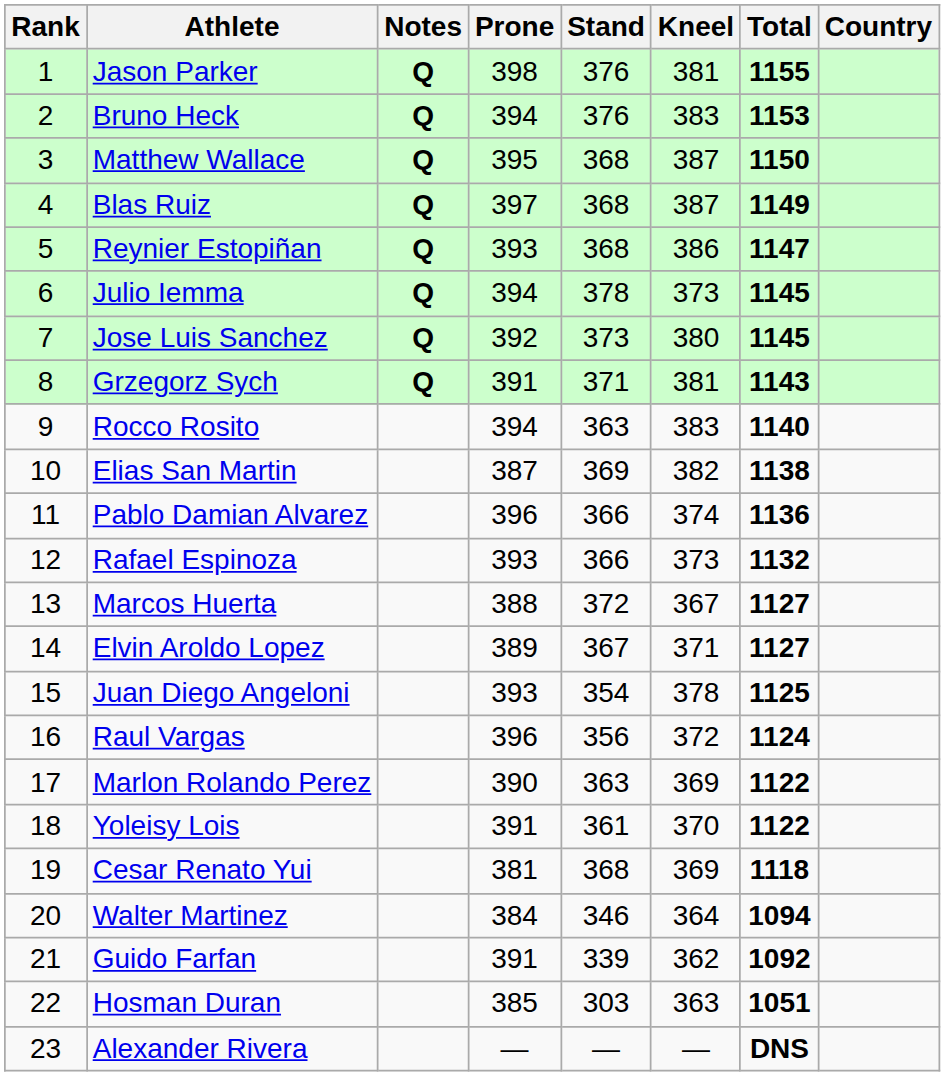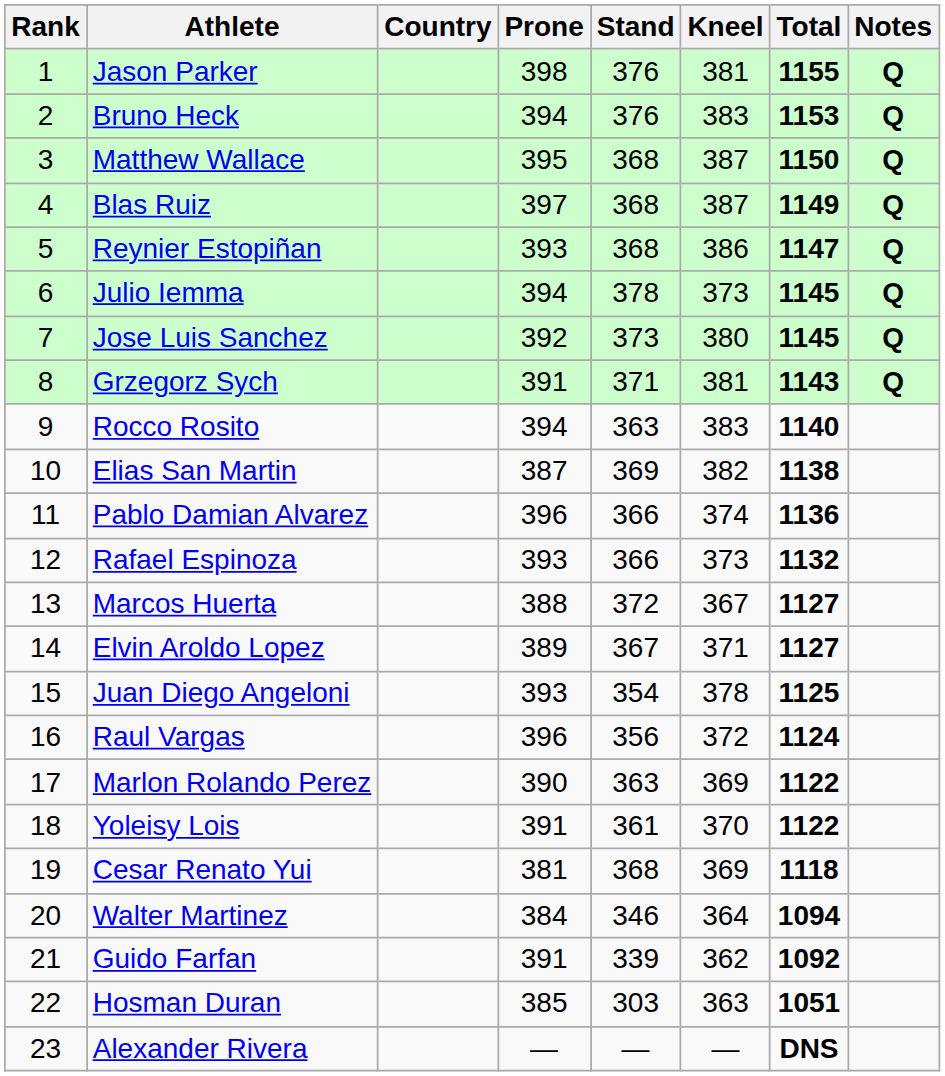columns swapped: (878, 26) <-> (423, 26)
